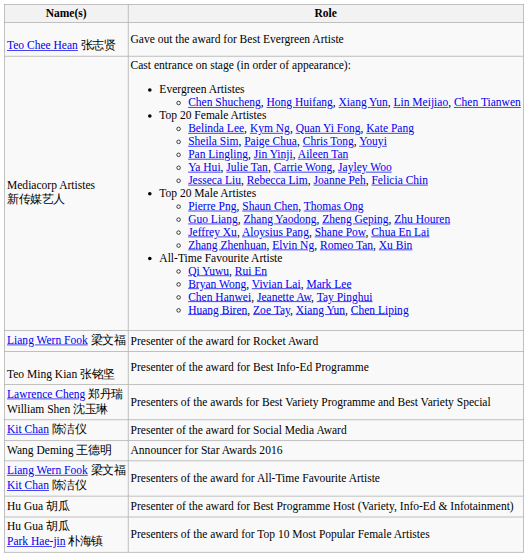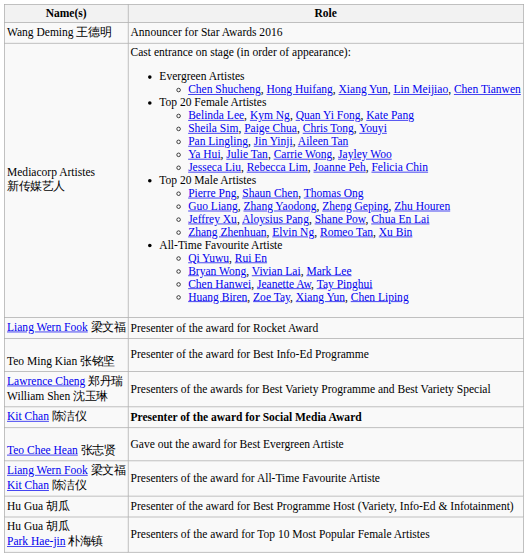rows swapped: (59, 450) <-> (61, 45)
(239, 430) normal -> (246, 417) bold
